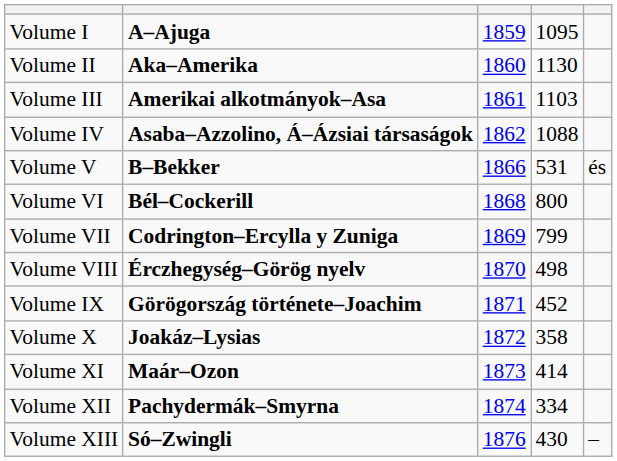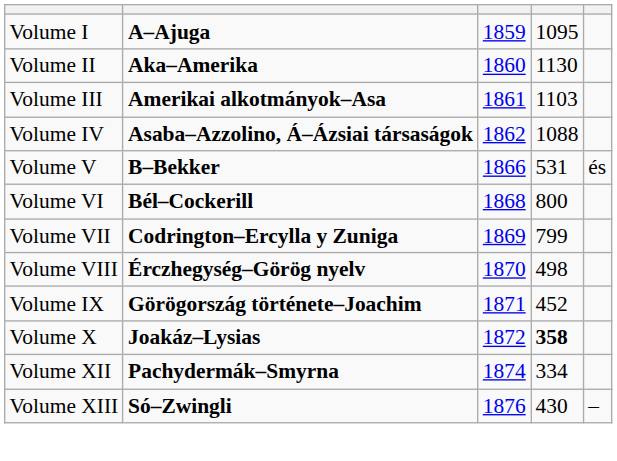(552, 337) normal -> (552, 337) bold
- row: (57, 371)
